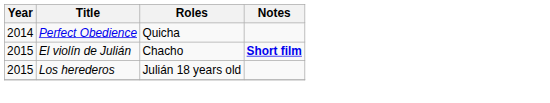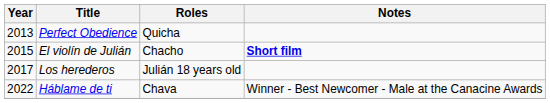(20, 32) 2014 -> (20, 32) 2013
(20, 70) 2015 -> (20, 70) 2017
+ row: (75, 88)
